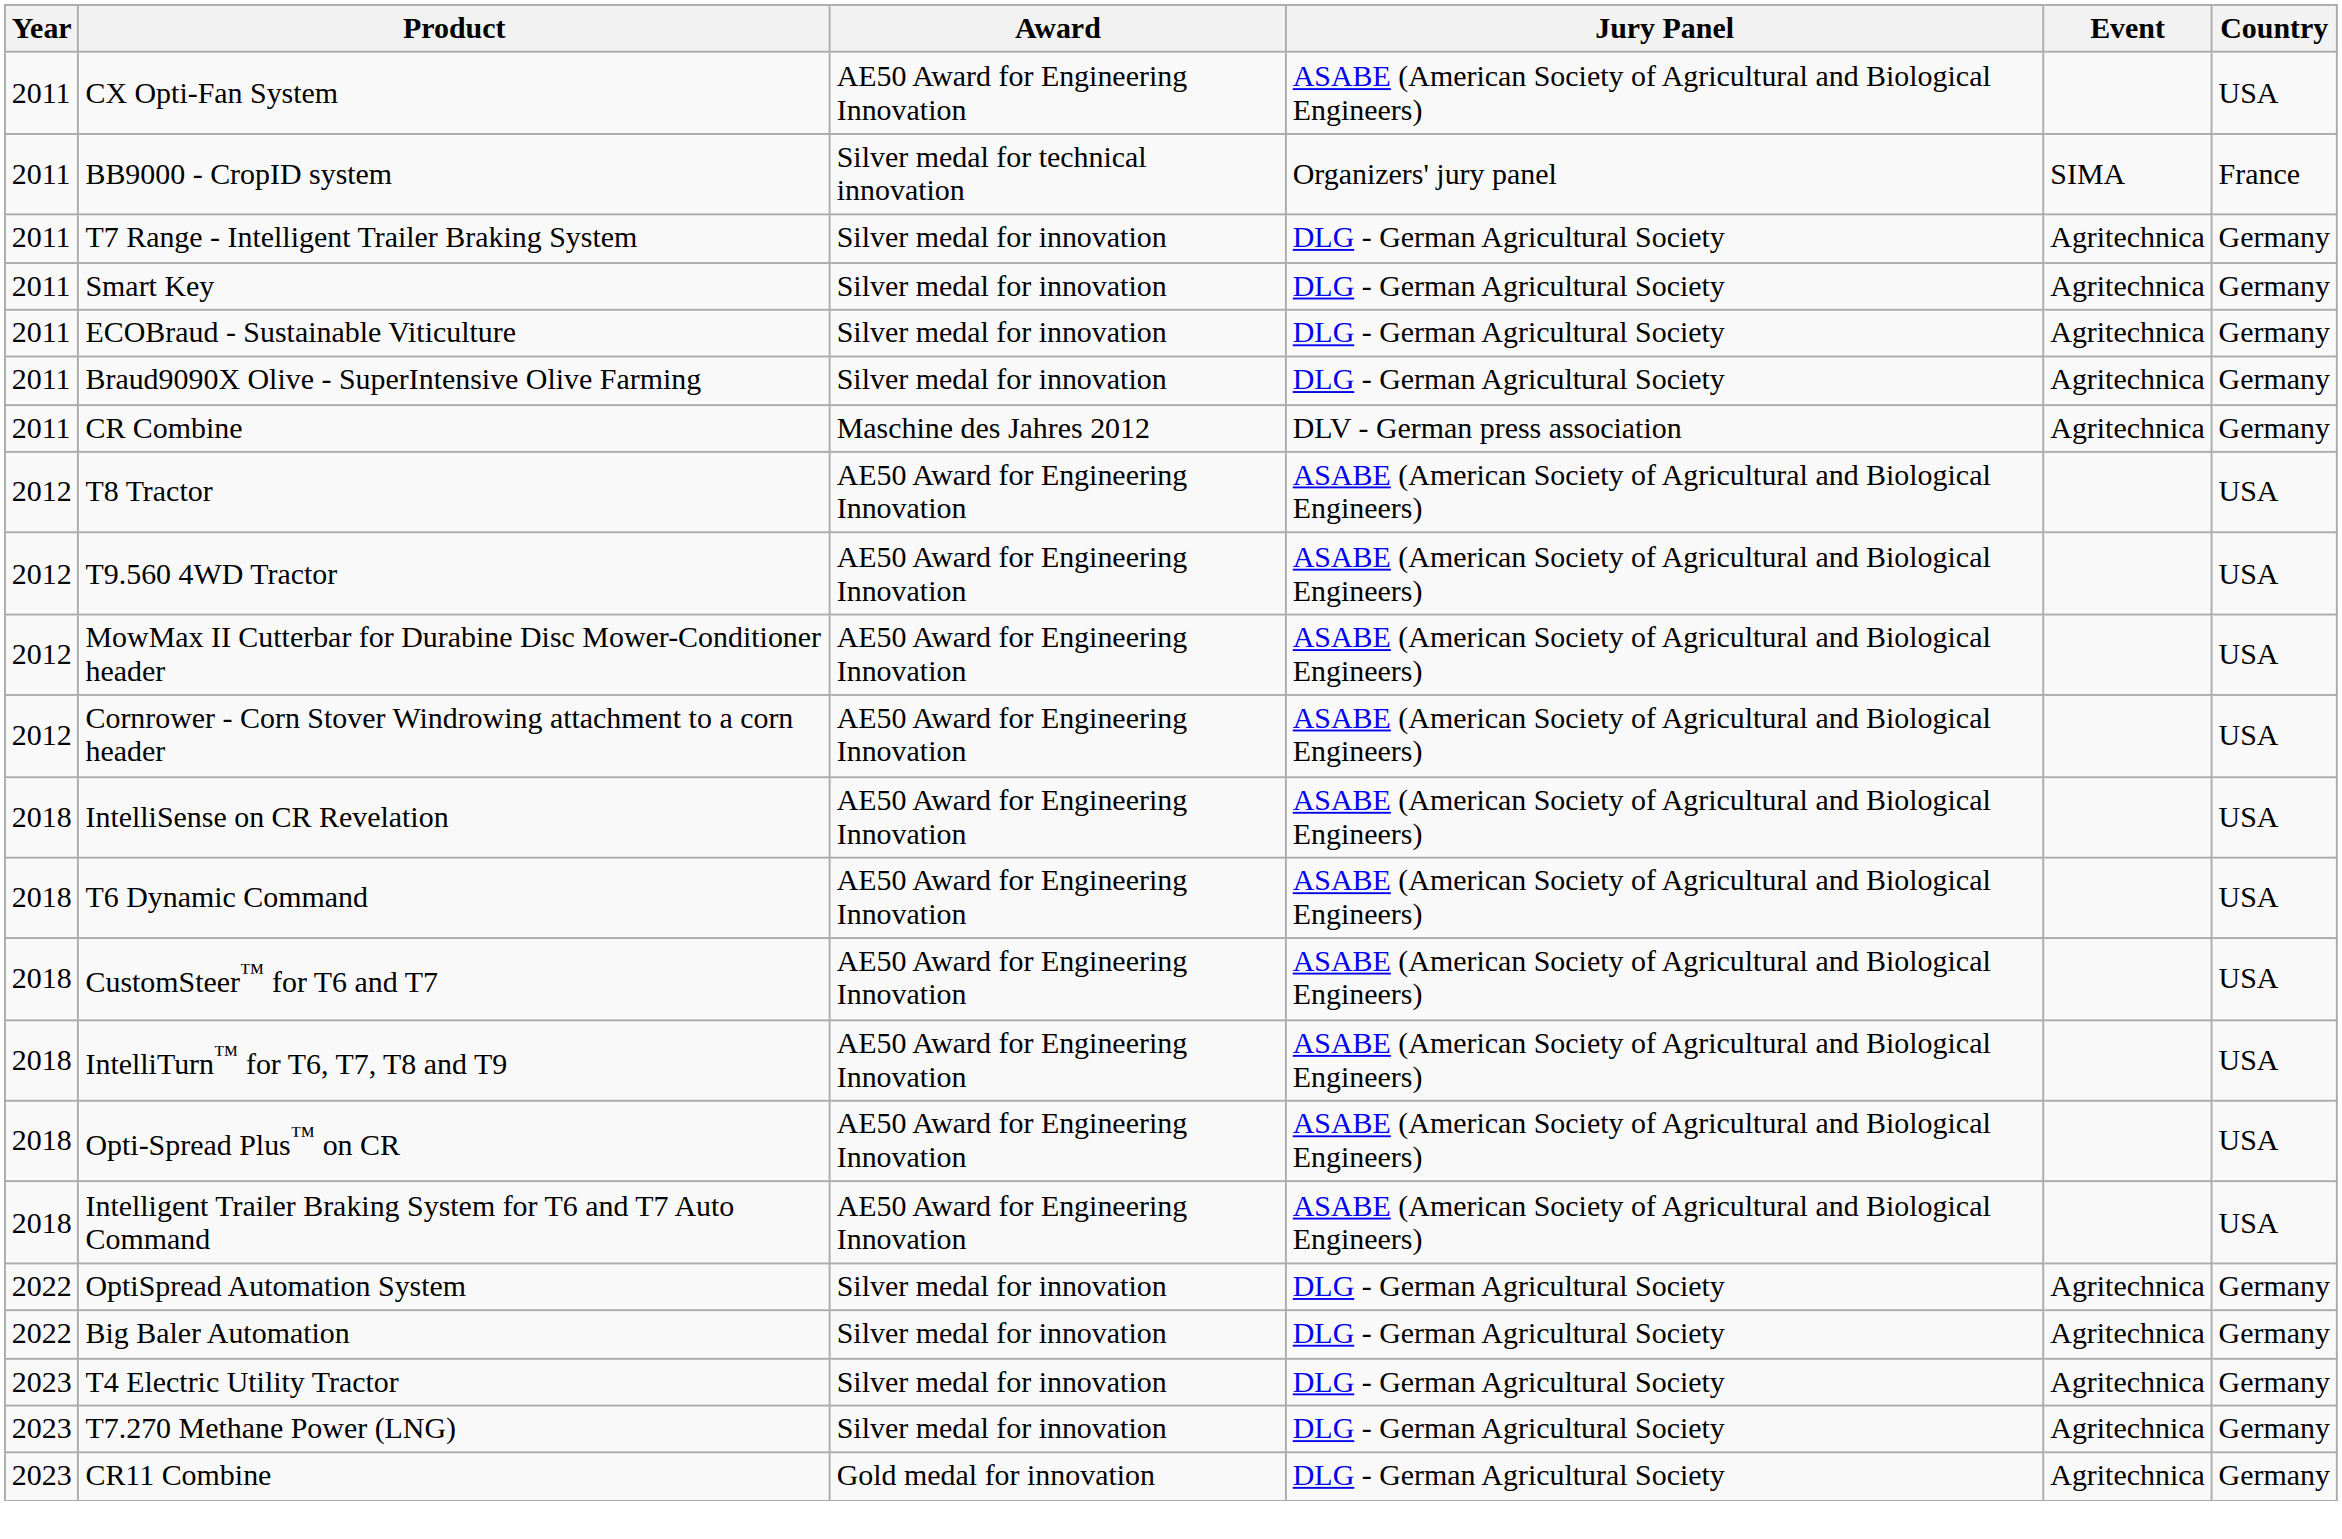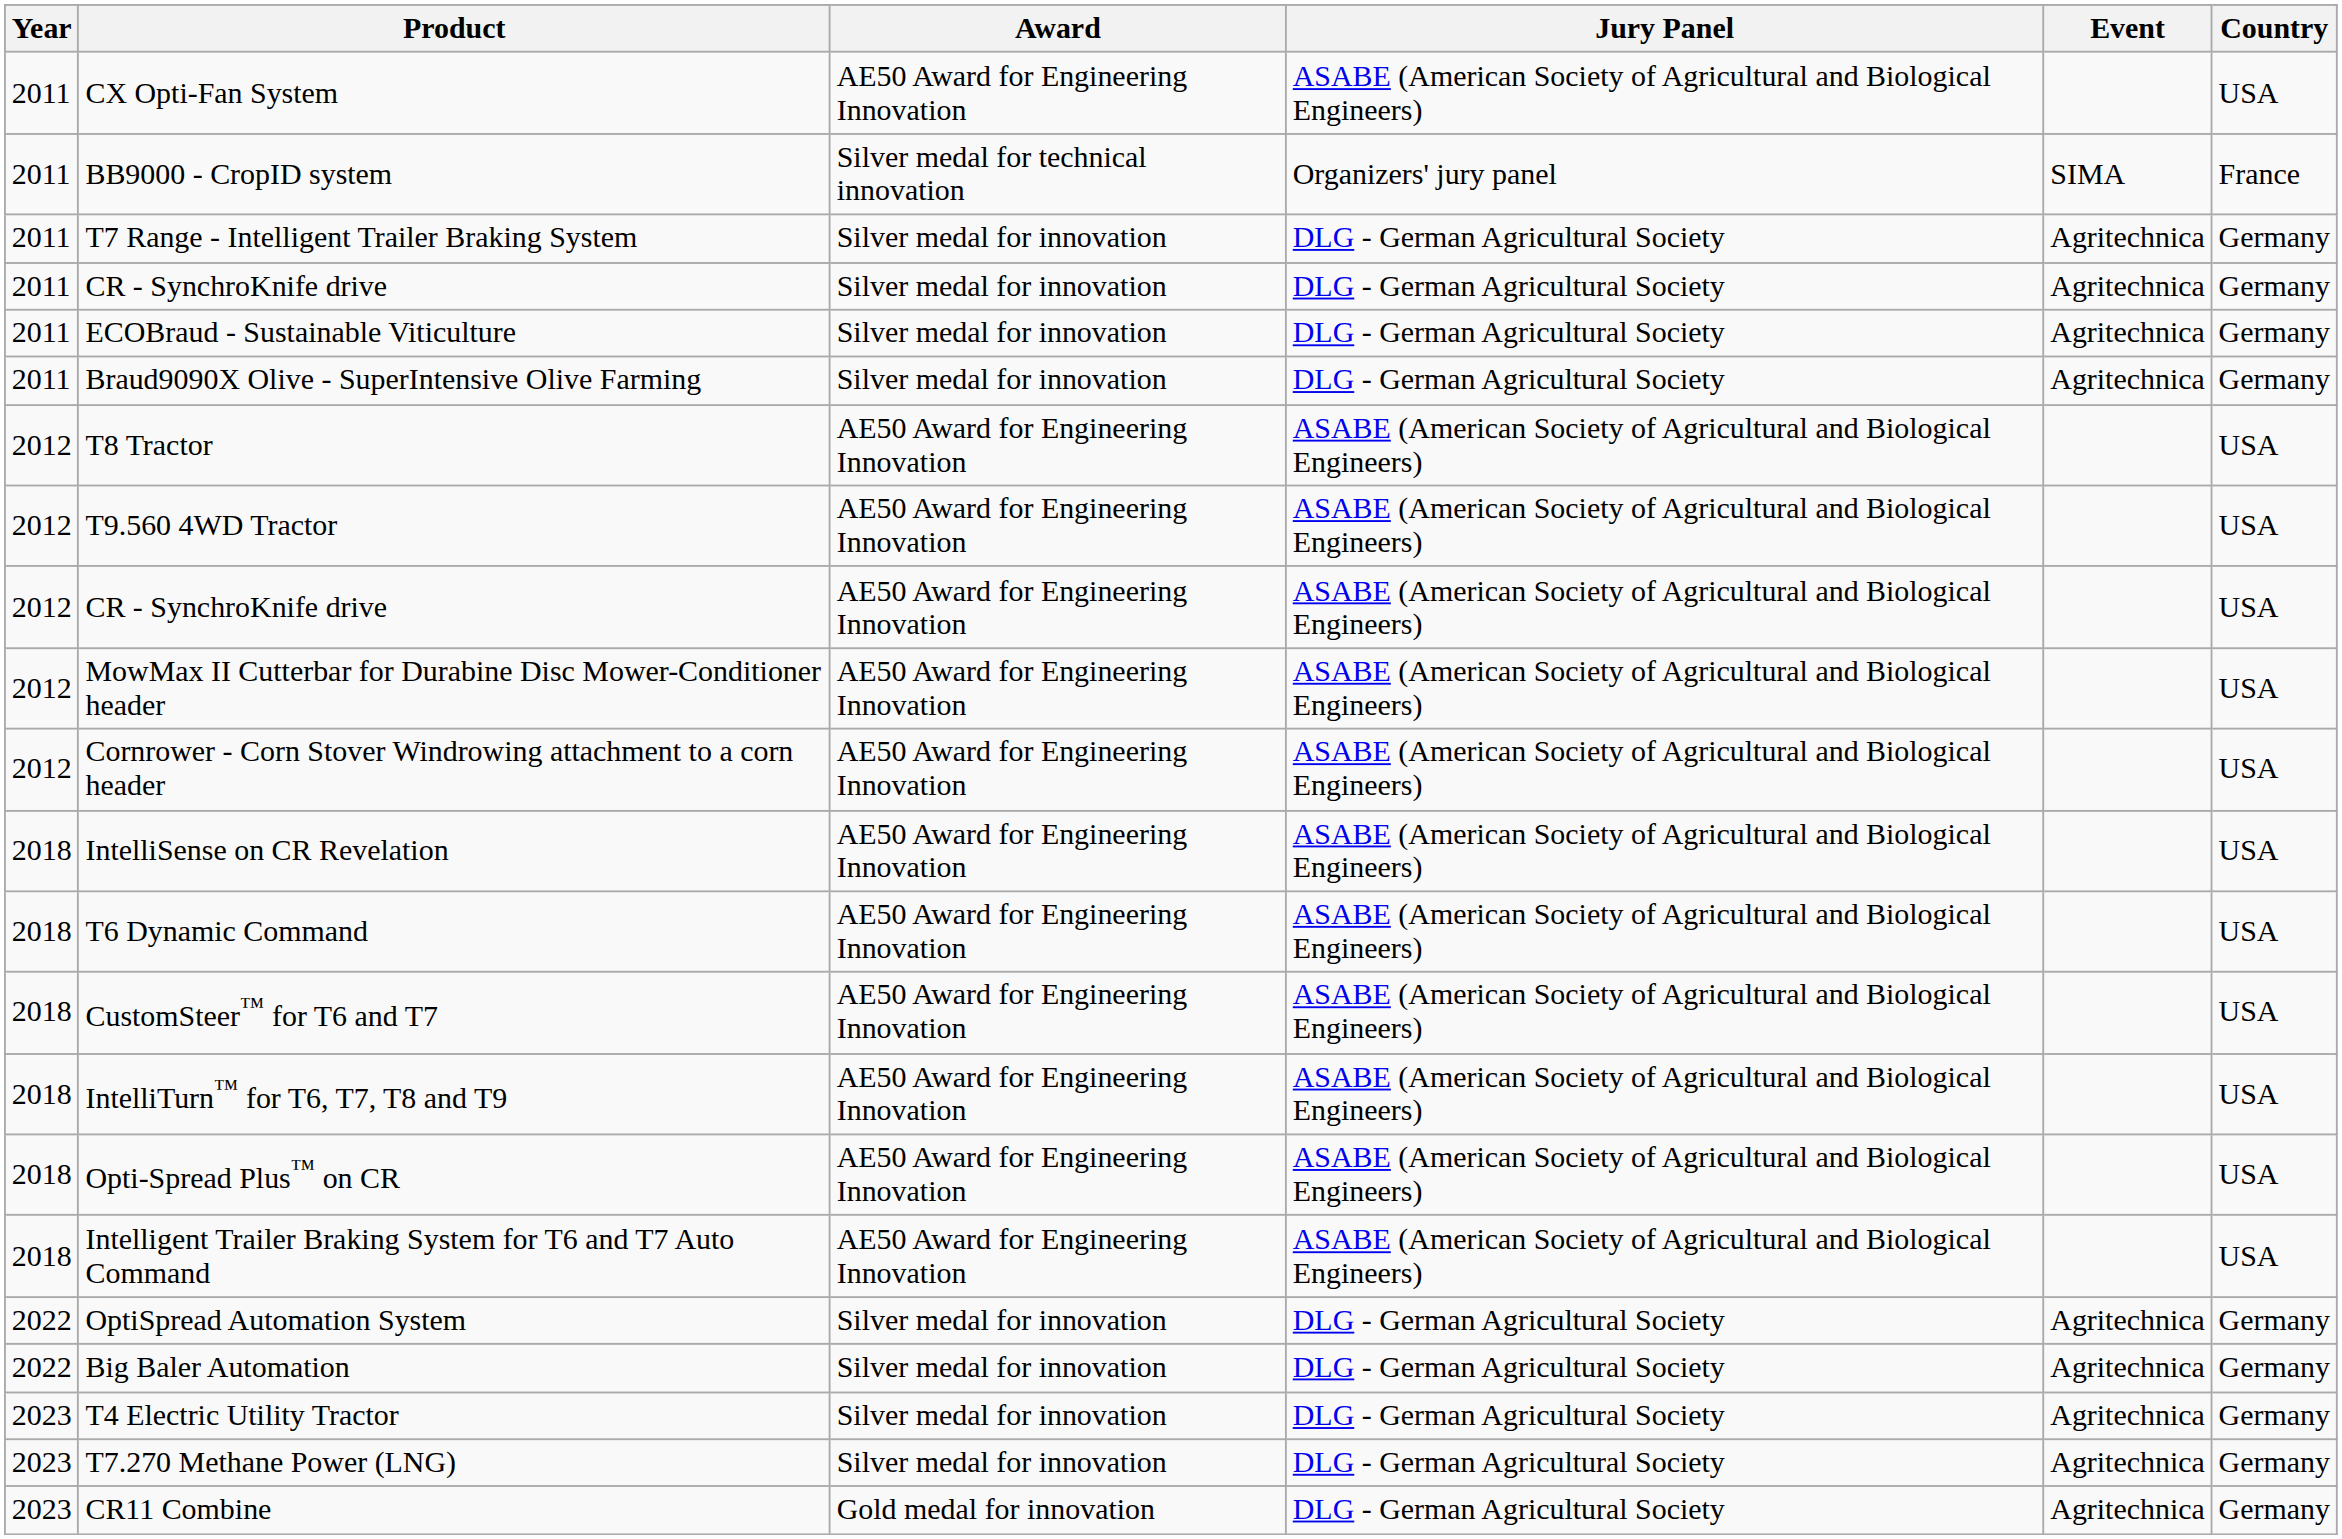- row: (41, 285)
+ row: (41, 285)
- row: (41, 427)
+ row: (42, 606)
